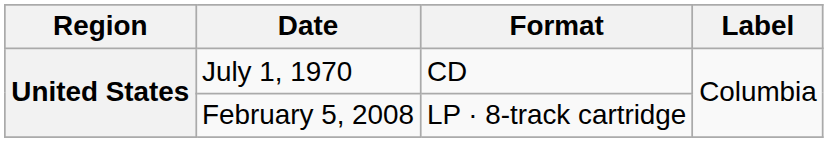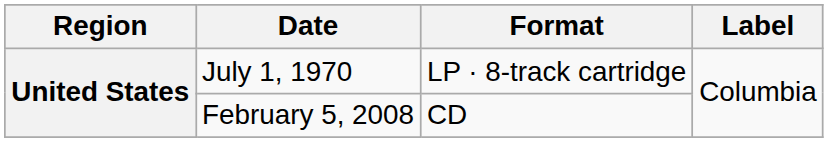(447, 70) CD -> (557, 70) LP · 8-track cartridge
(557, 114) LP · 8-track cartridge -> (447, 114) CD
